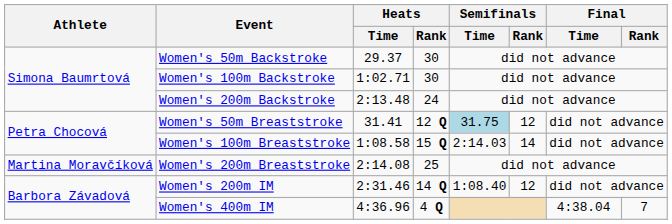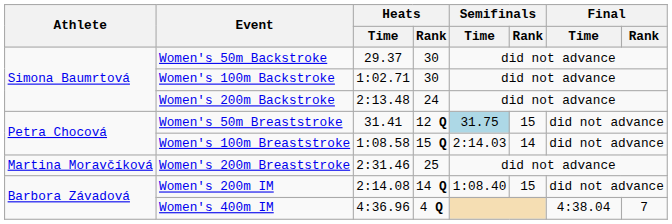(528, 122) 12 -> (528, 122) 15
(383, 165) 2:14.08 -> (383, 165) 2:31.46
(383, 186) 2:31.46 -> (383, 186) 2:14.08
(528, 186) 12 -> (528, 186) 15
